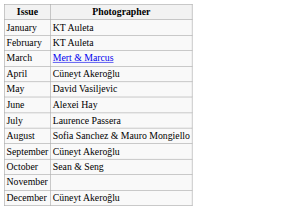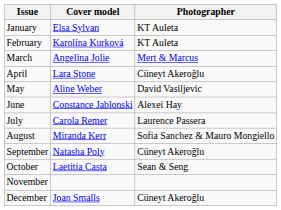+ column: (93, 12)
